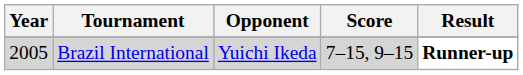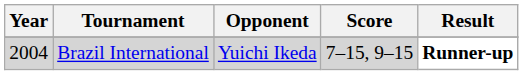(29, 52) 2005 -> (29, 52) 2004
